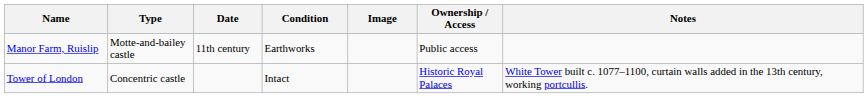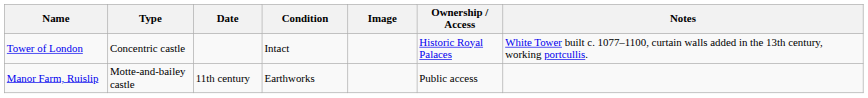rows swapped: (45, 78) <-> (53, 48)
